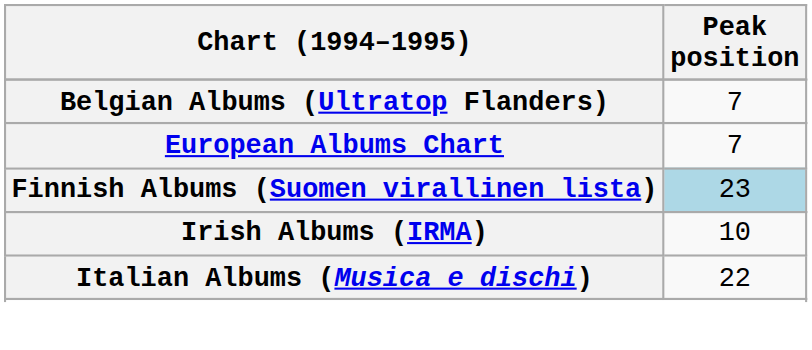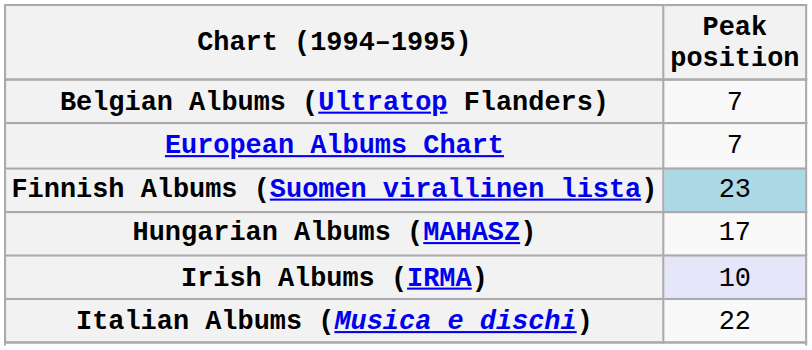+ row: (334, 233)
(735, 233) no background -> (735, 277) lavender background
